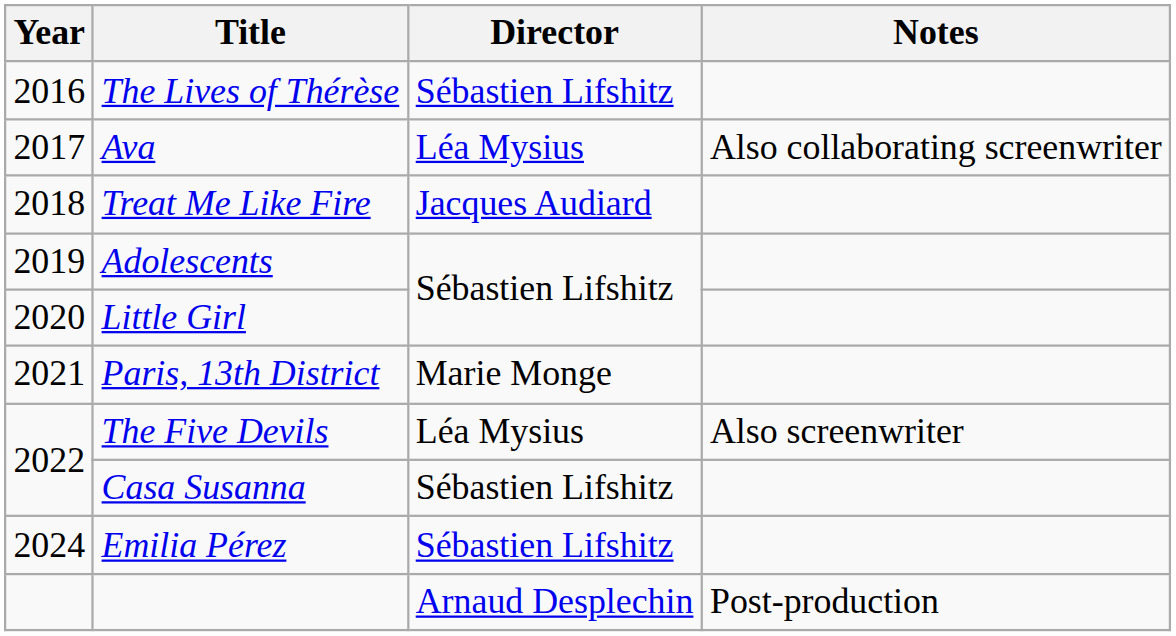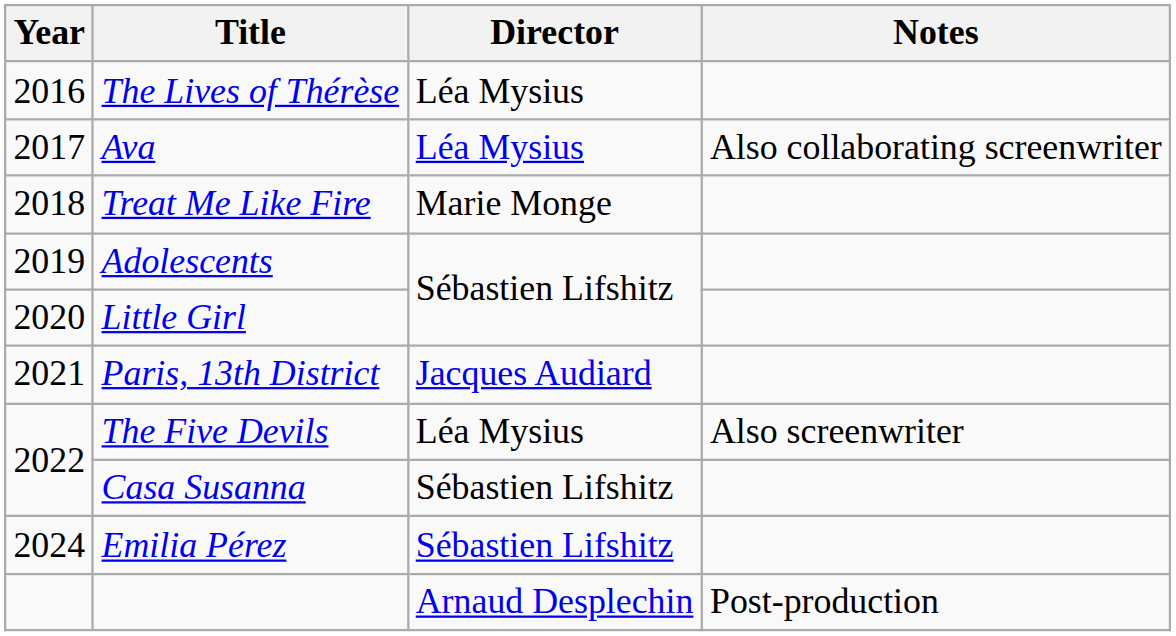(545, 89) Sébastien Lifshitz -> (500, 89) Léa Mysius
(534, 203) Jacques Audiard -> (514, 203) Marie Monge
(514, 373) Marie Monge -> (534, 373) Jacques Audiard
